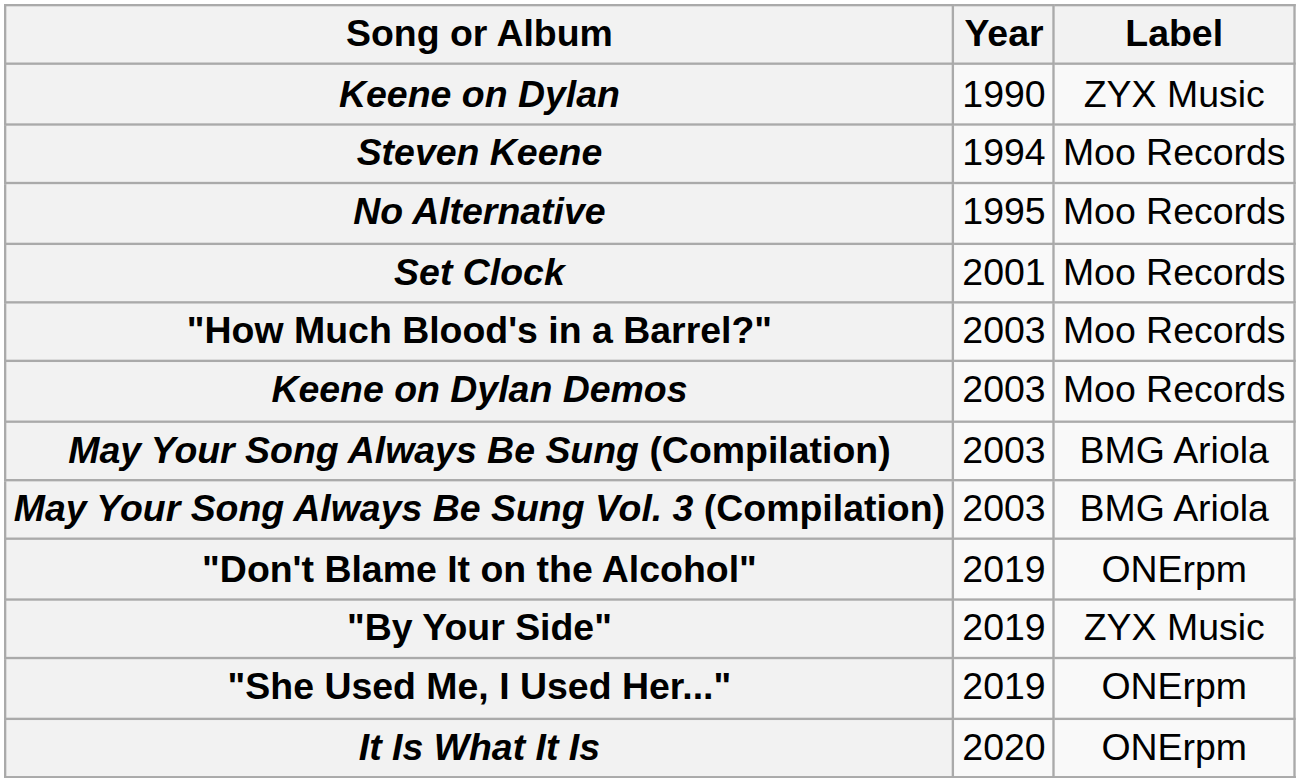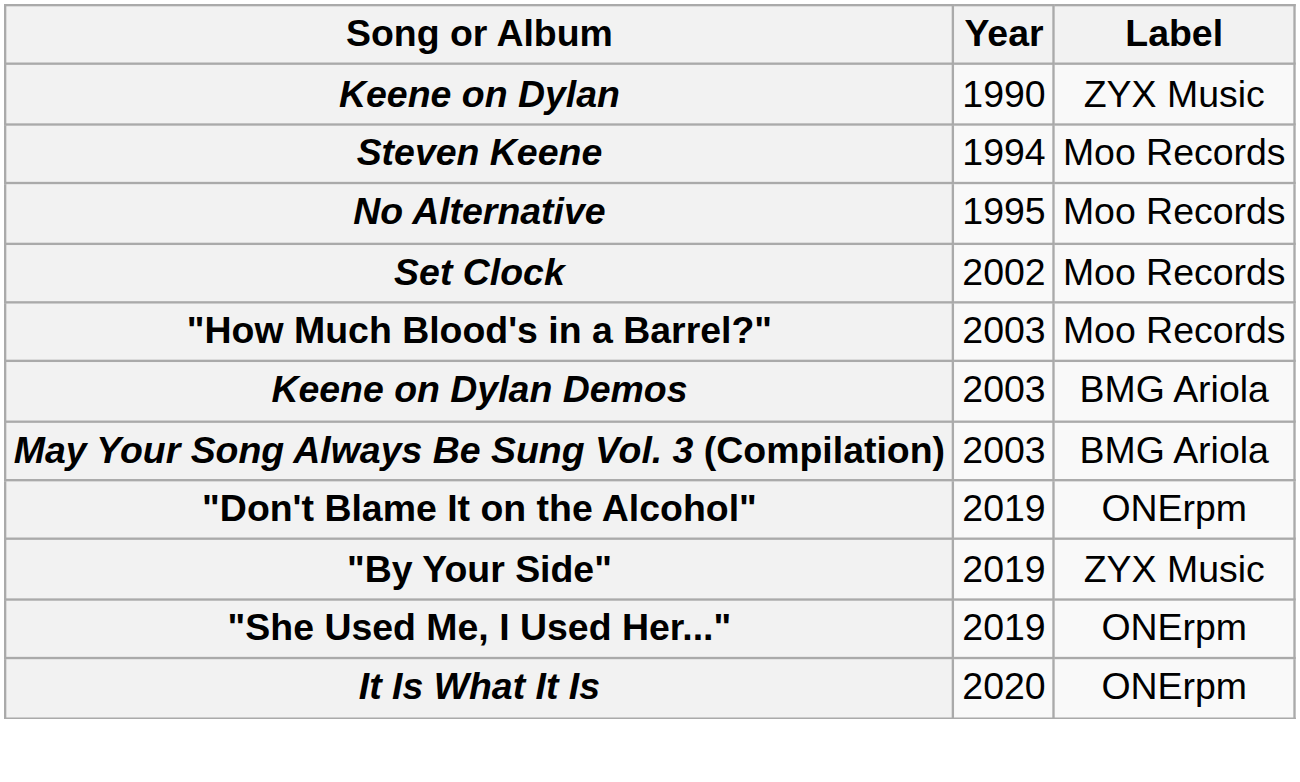(1004, 271) 2001 -> (1004, 271) 2002
(1174, 390) Moo Records -> (1174, 390) BMG Ariola
- row: (479, 449)
